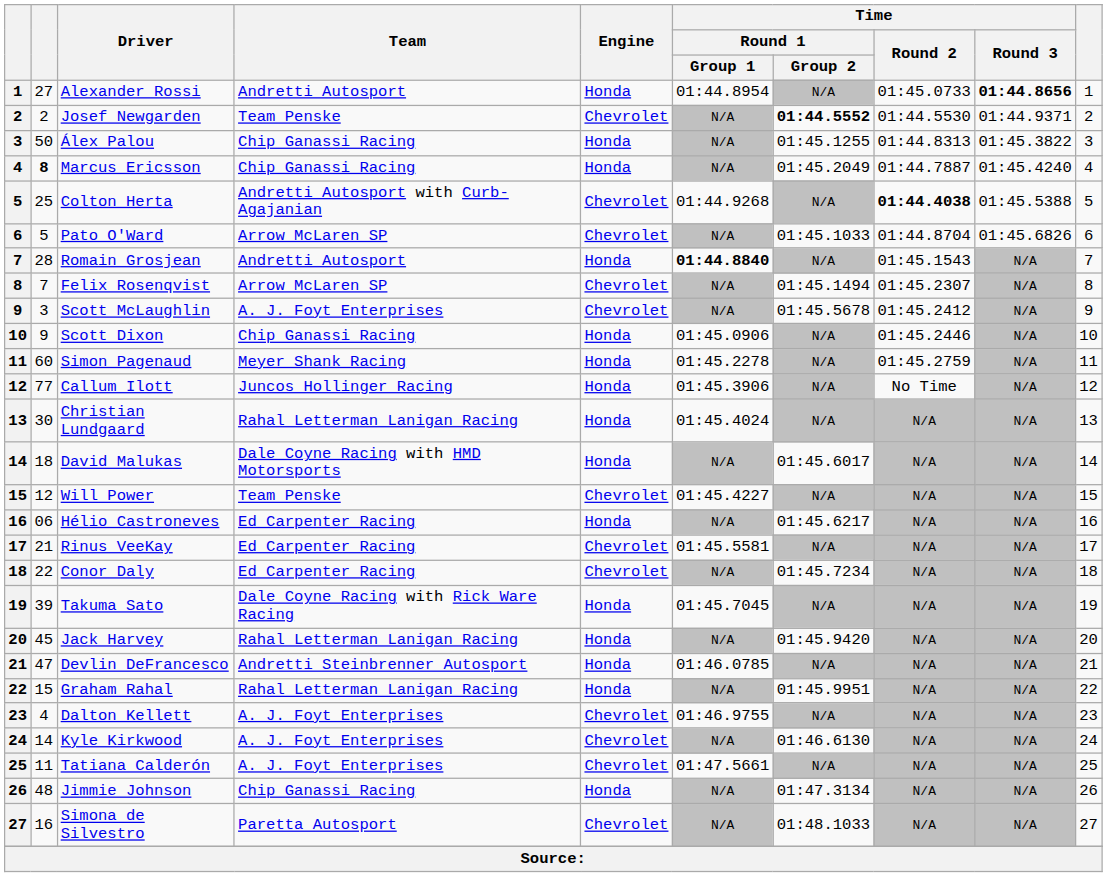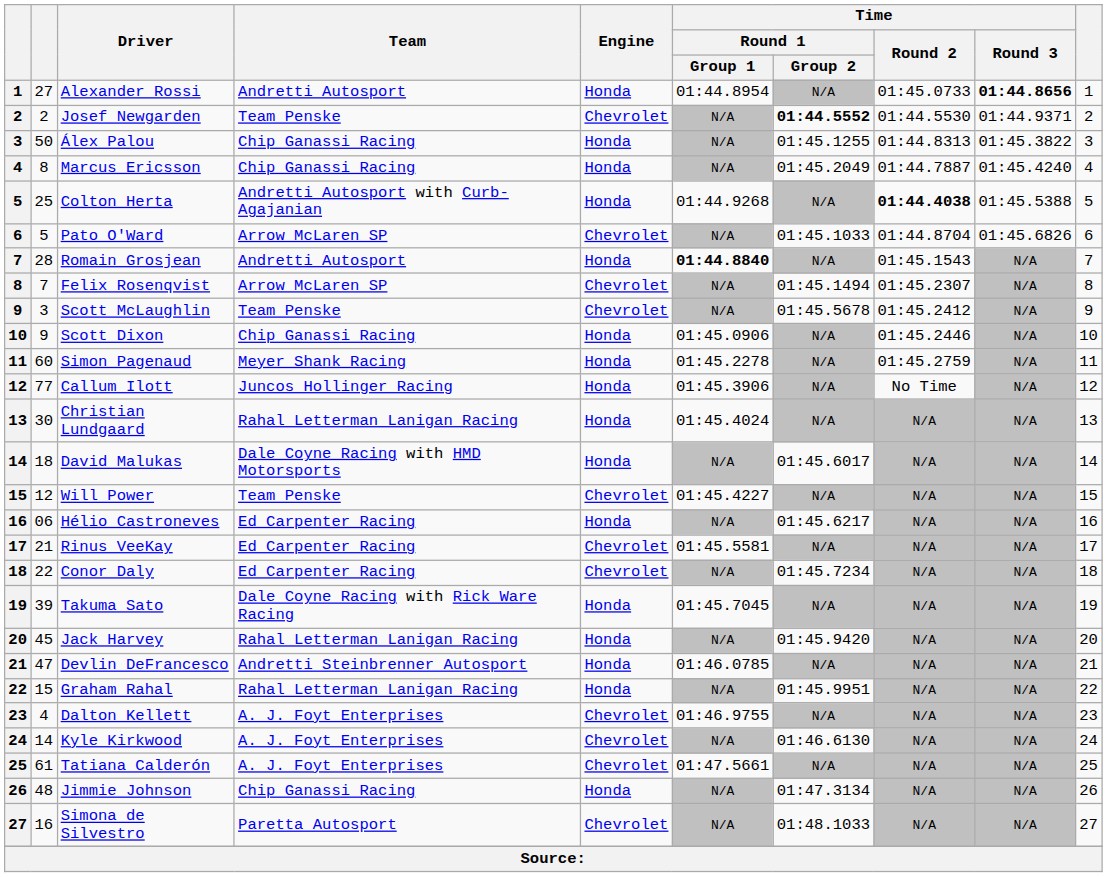(44, 168) bold -> (44, 168) normal
(626, 202) Chevrolet -> (608, 202) Honda
(341, 312) A. J. Foyt Enterprises -> (289, 312) Team Penske
(44, 766) 11 -> (44, 766) 61
